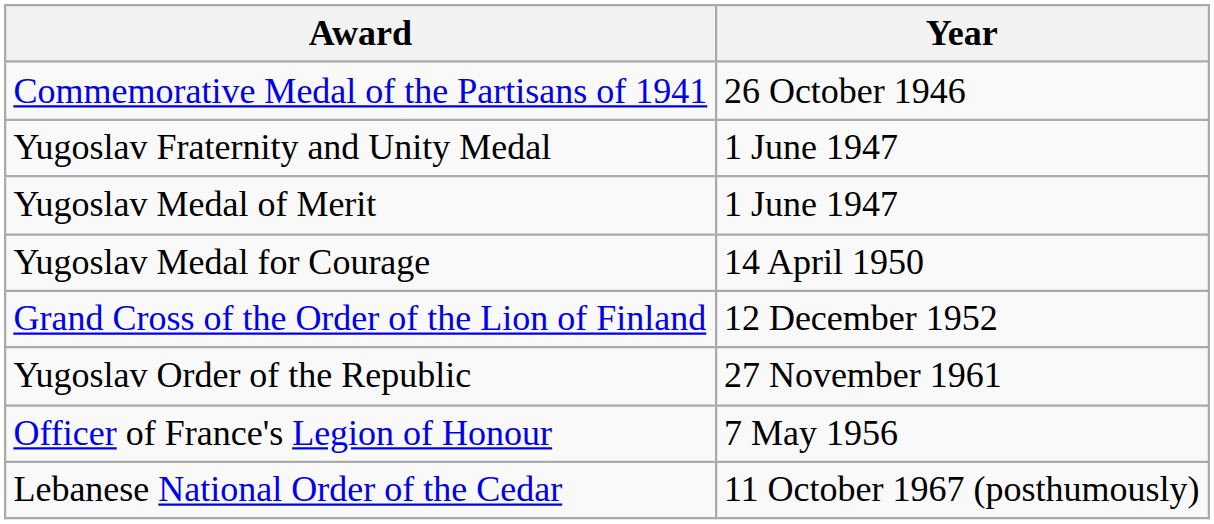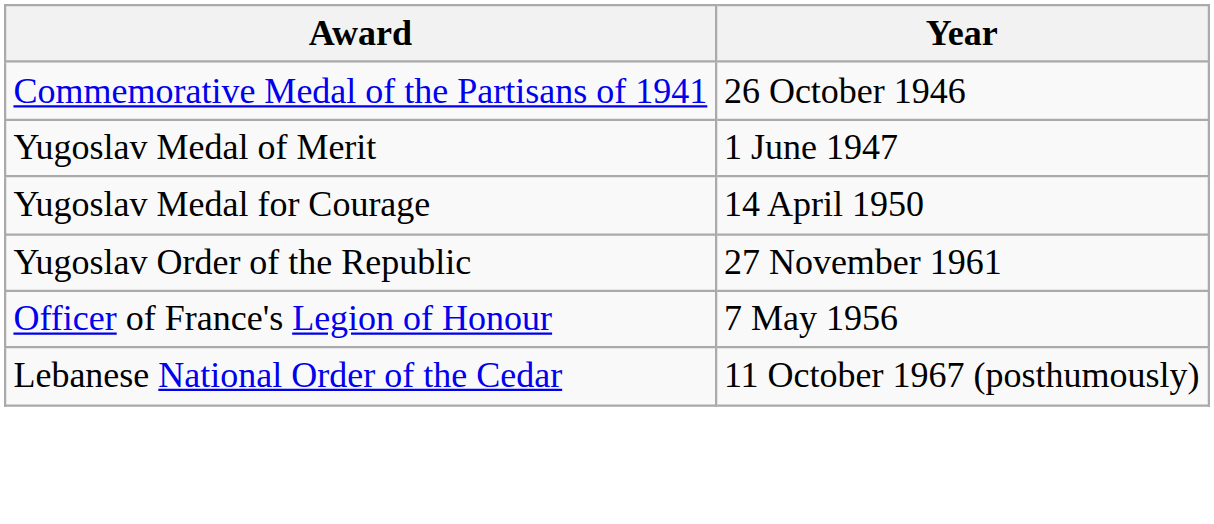- row: (282, 147)
- row: (360, 318)
